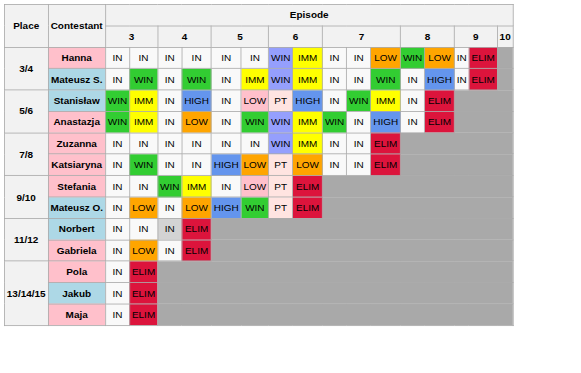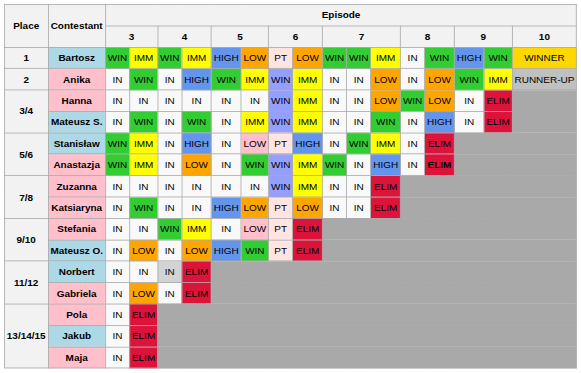+ row: (77, 58)
+ row: (77, 79)
(440, 122) normal -> (440, 165) bold
